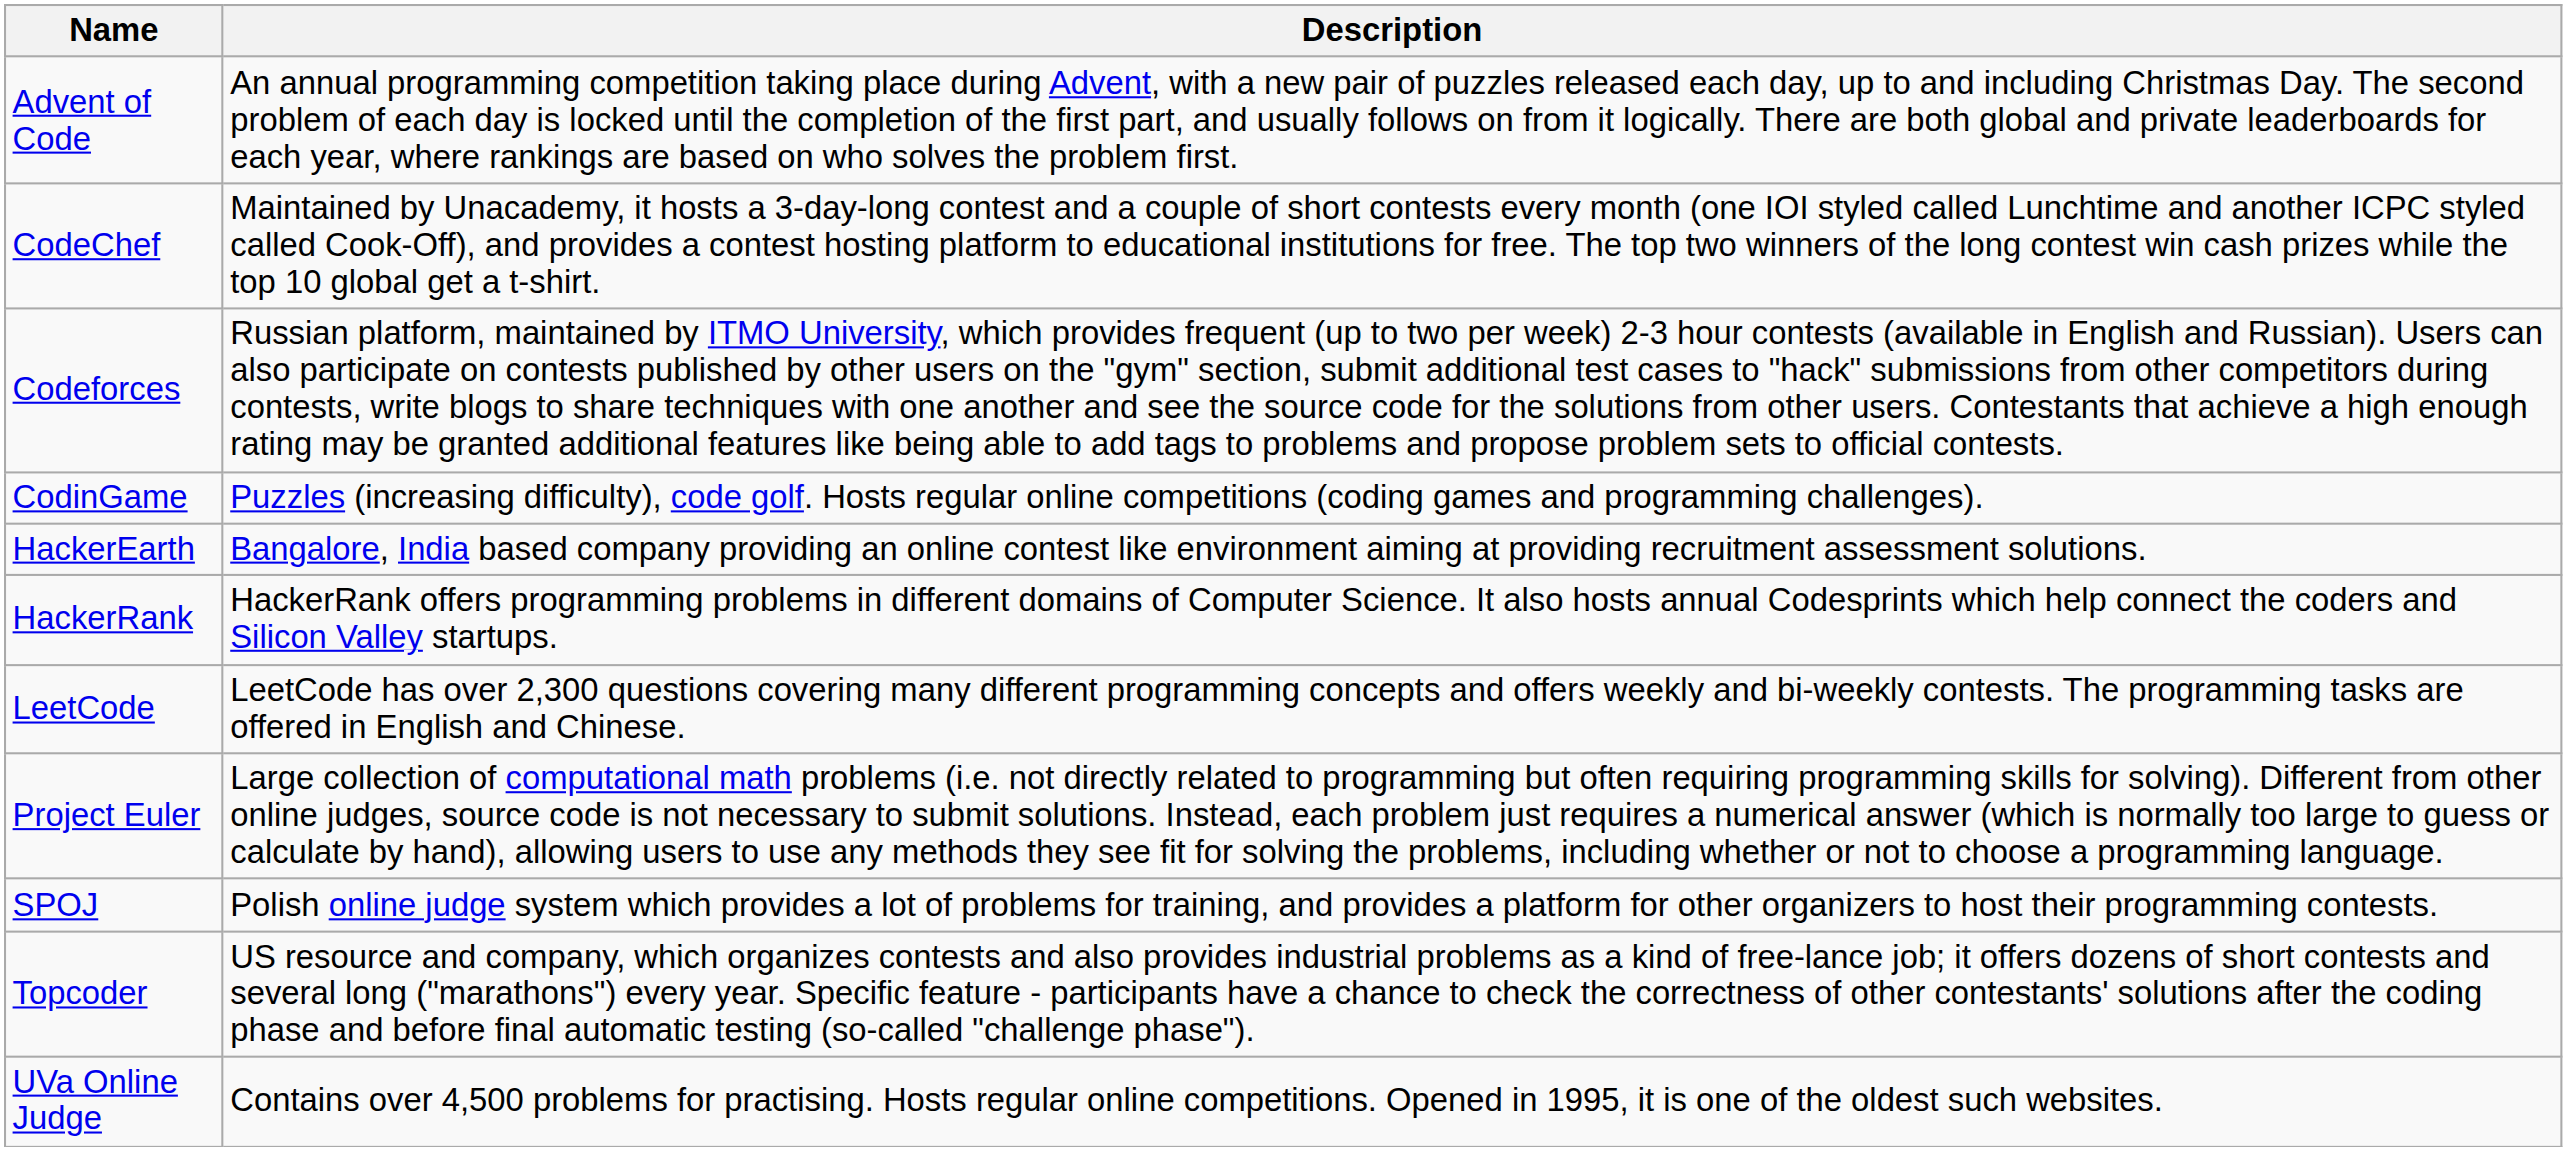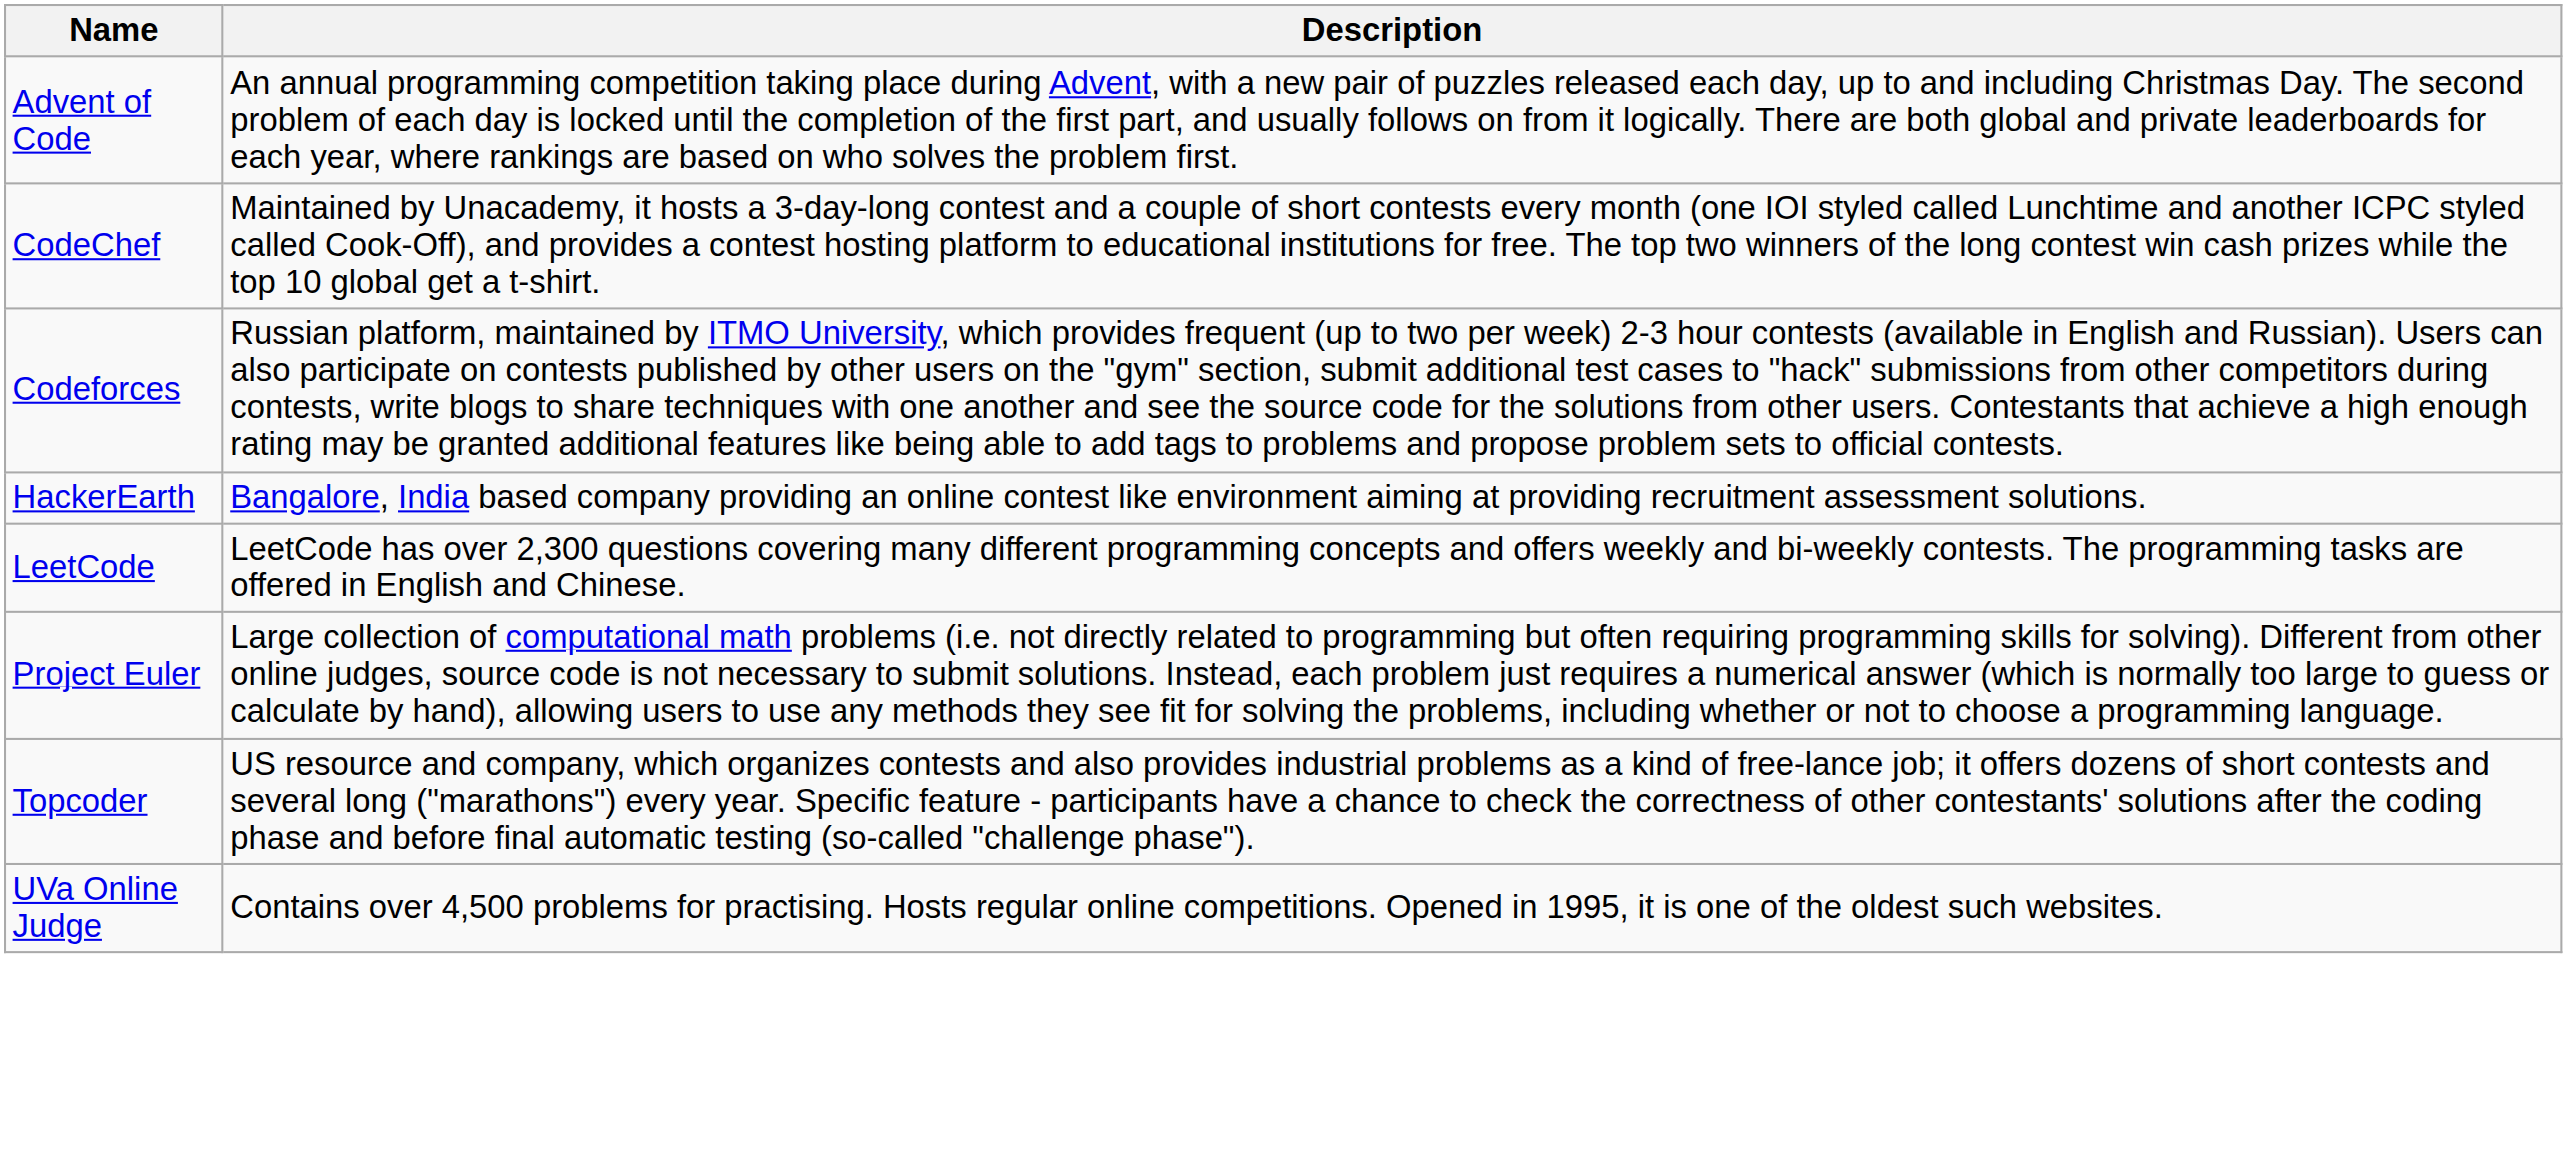- row: (100, 496)
- row: (103, 619)
- row: (55, 904)
